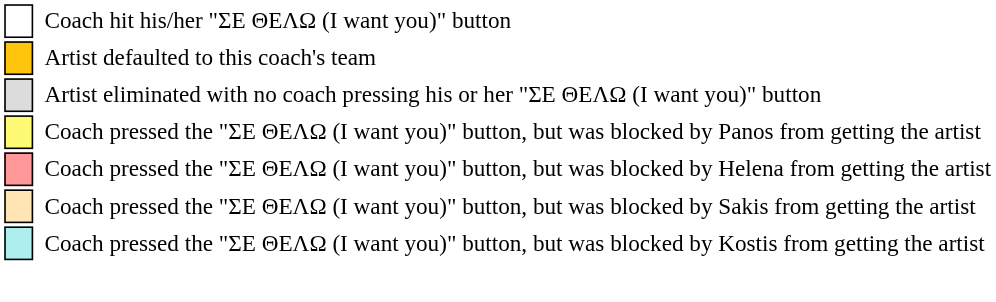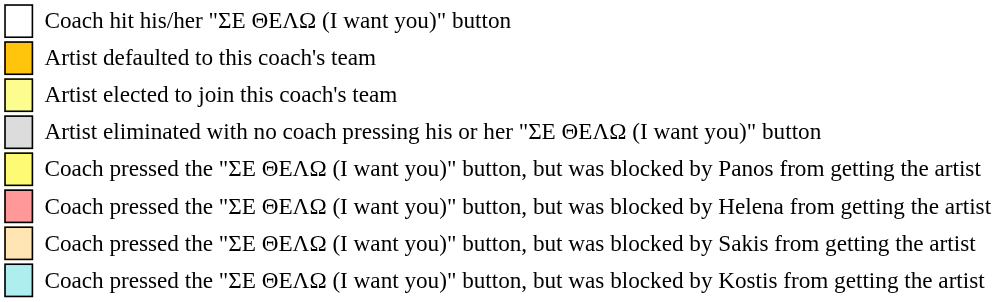+ row: (218, 94)
